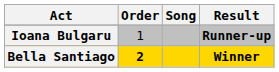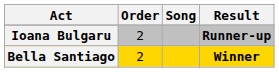(140, 36) 1 -> (140, 36) 2
(140, 56) bold -> (140, 56) normal
